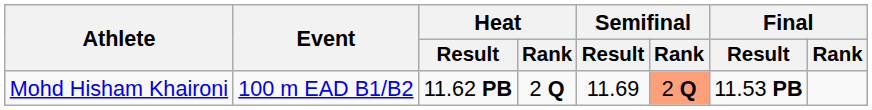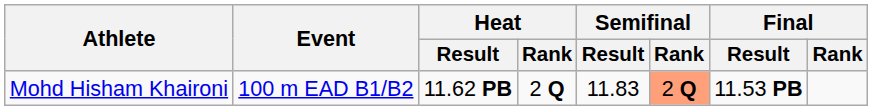(613, 89) 11.69 -> (613, 89) 11.83
